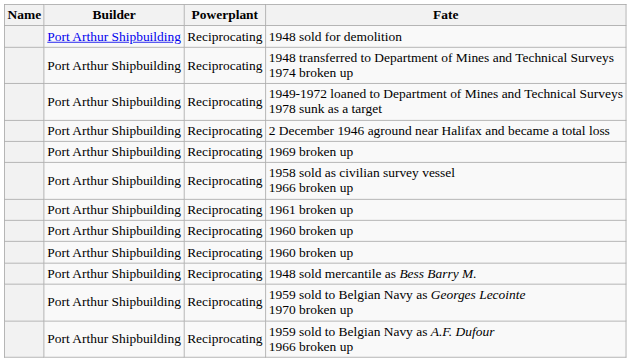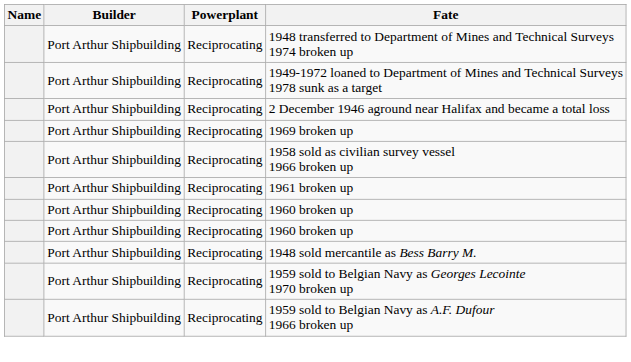- row: (24, 36)
